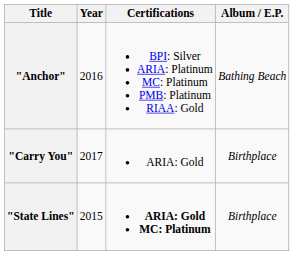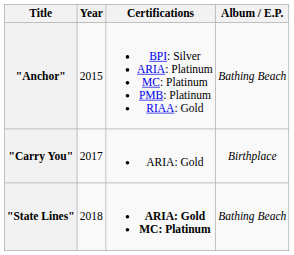(91, 75) 2016 -> (91, 75) 2015
(91, 216) 2015 -> (91, 216) 2018
(252, 216) Birthplace -> (252, 216) Bathing Beach
